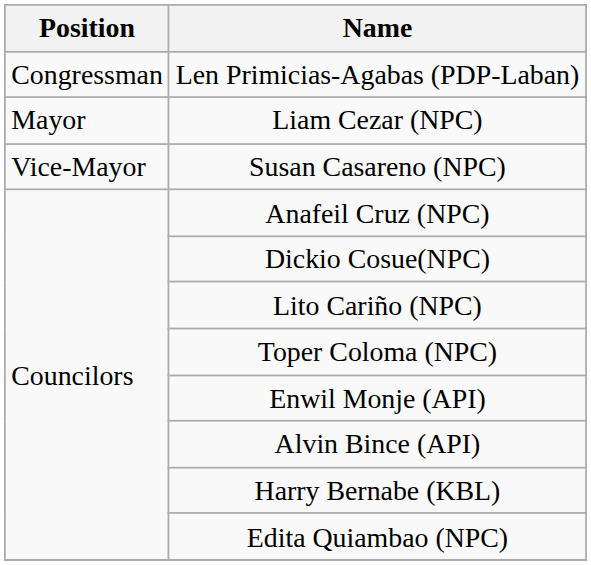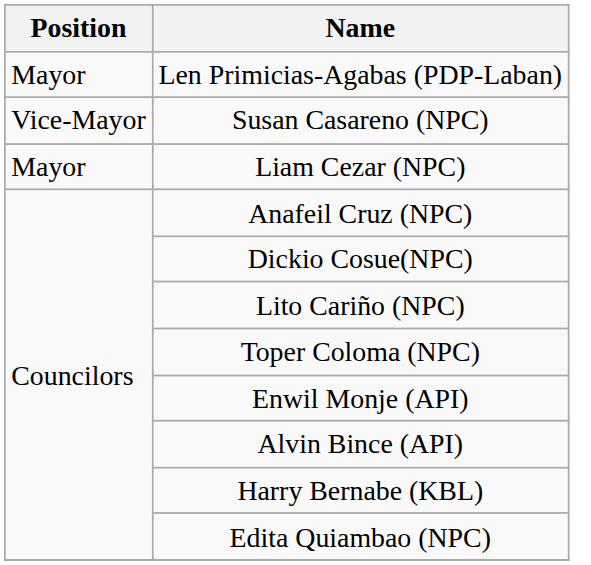(87, 74) Congressman -> (48, 74) Mayor
rows swapped: (377, 120) <-> (377, 167)
